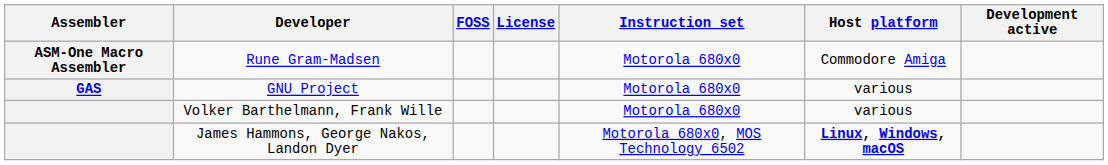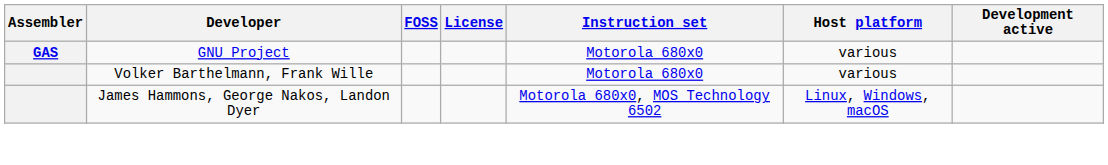- row: (313, 60)
(883, 141) bold -> (868, 104) normal
